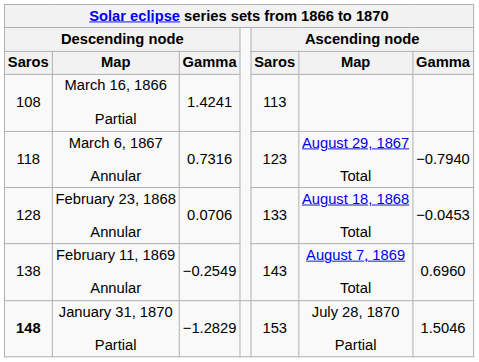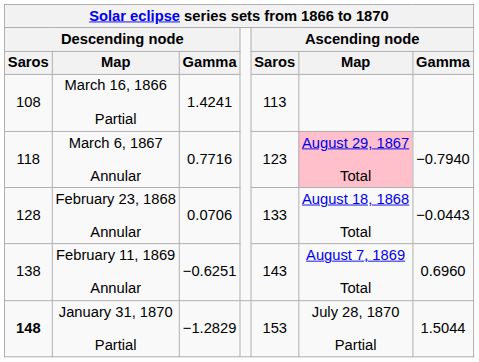(210, 159) 0.7316 -> (210, 159) 0.7716
(356, 159) no background -> (356, 159) pink background
(443, 215) −0.0453 -> (443, 215) −0.0443
(210, 272) −0.2549 -> (210, 272) −0.6251
(443, 328) 1.5046 -> (443, 328) 1.5044
